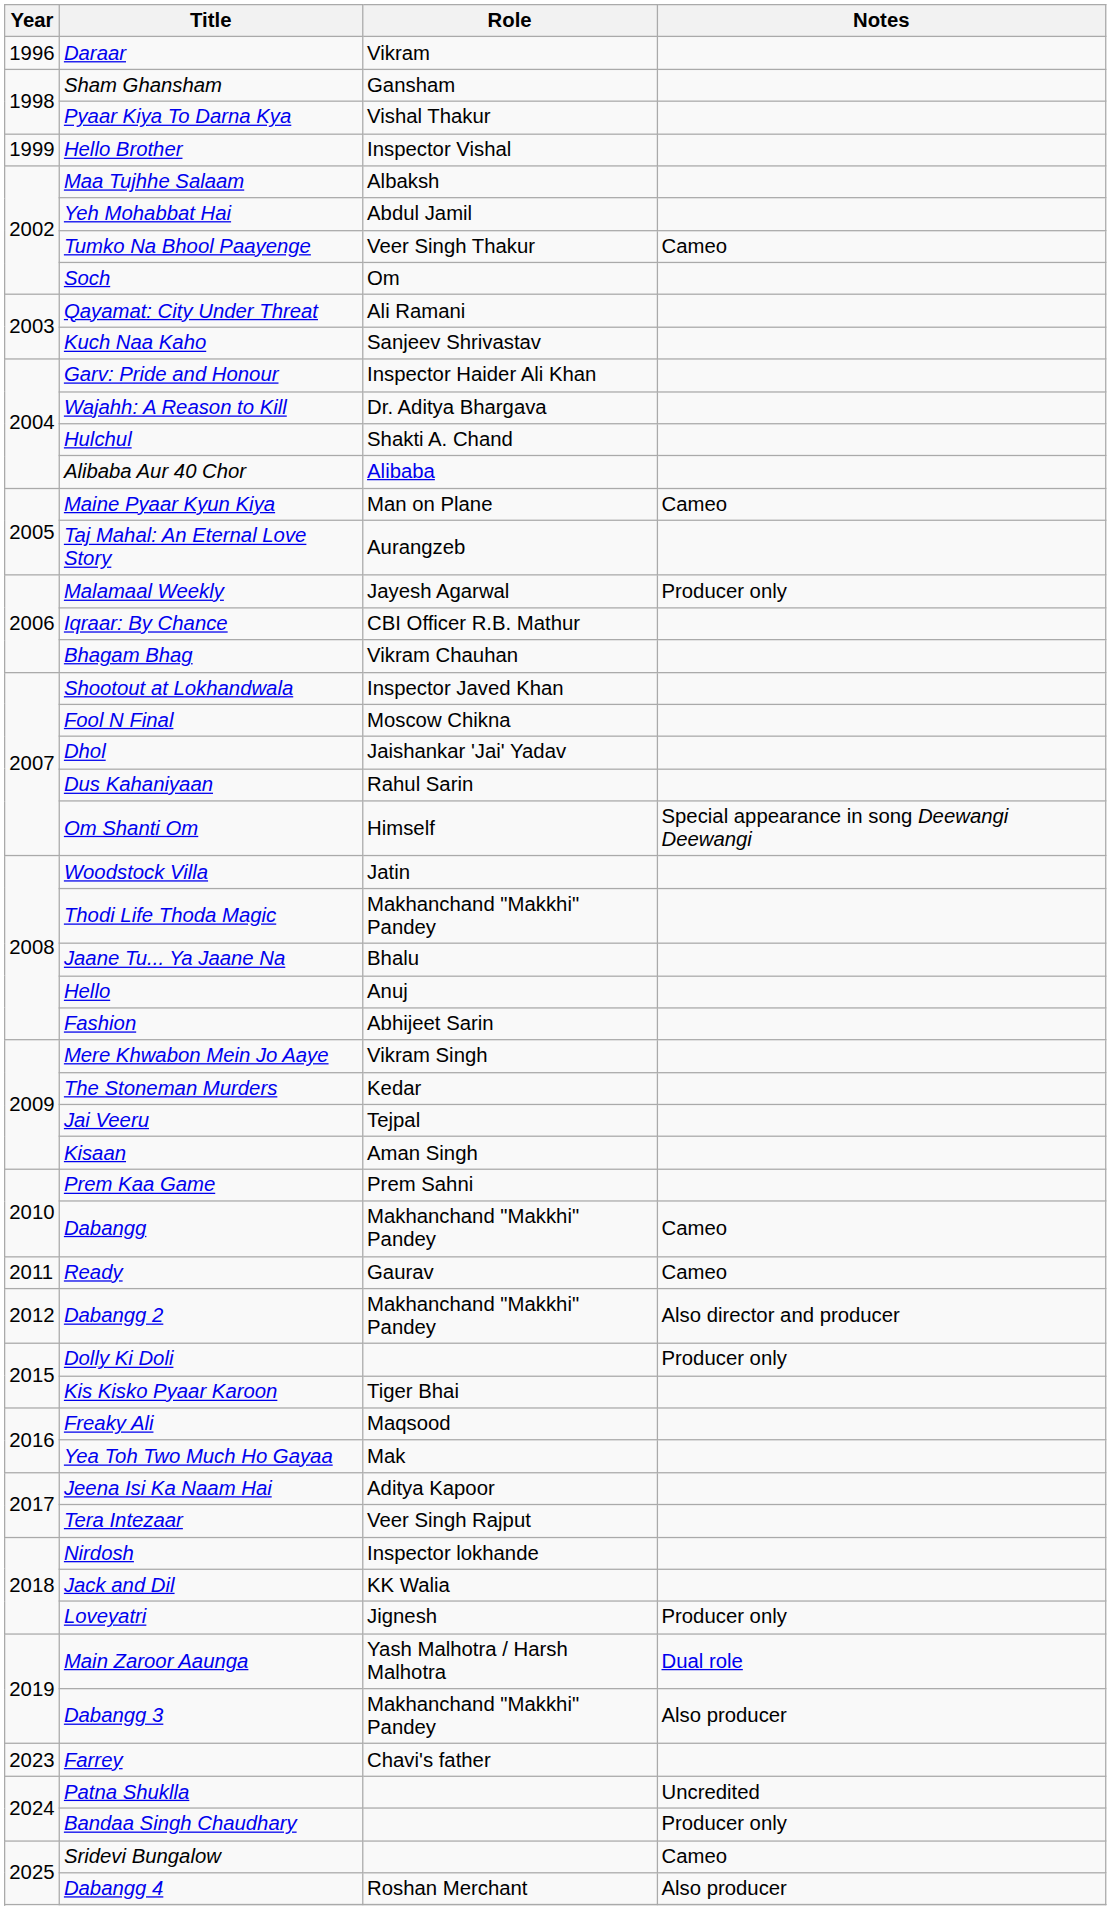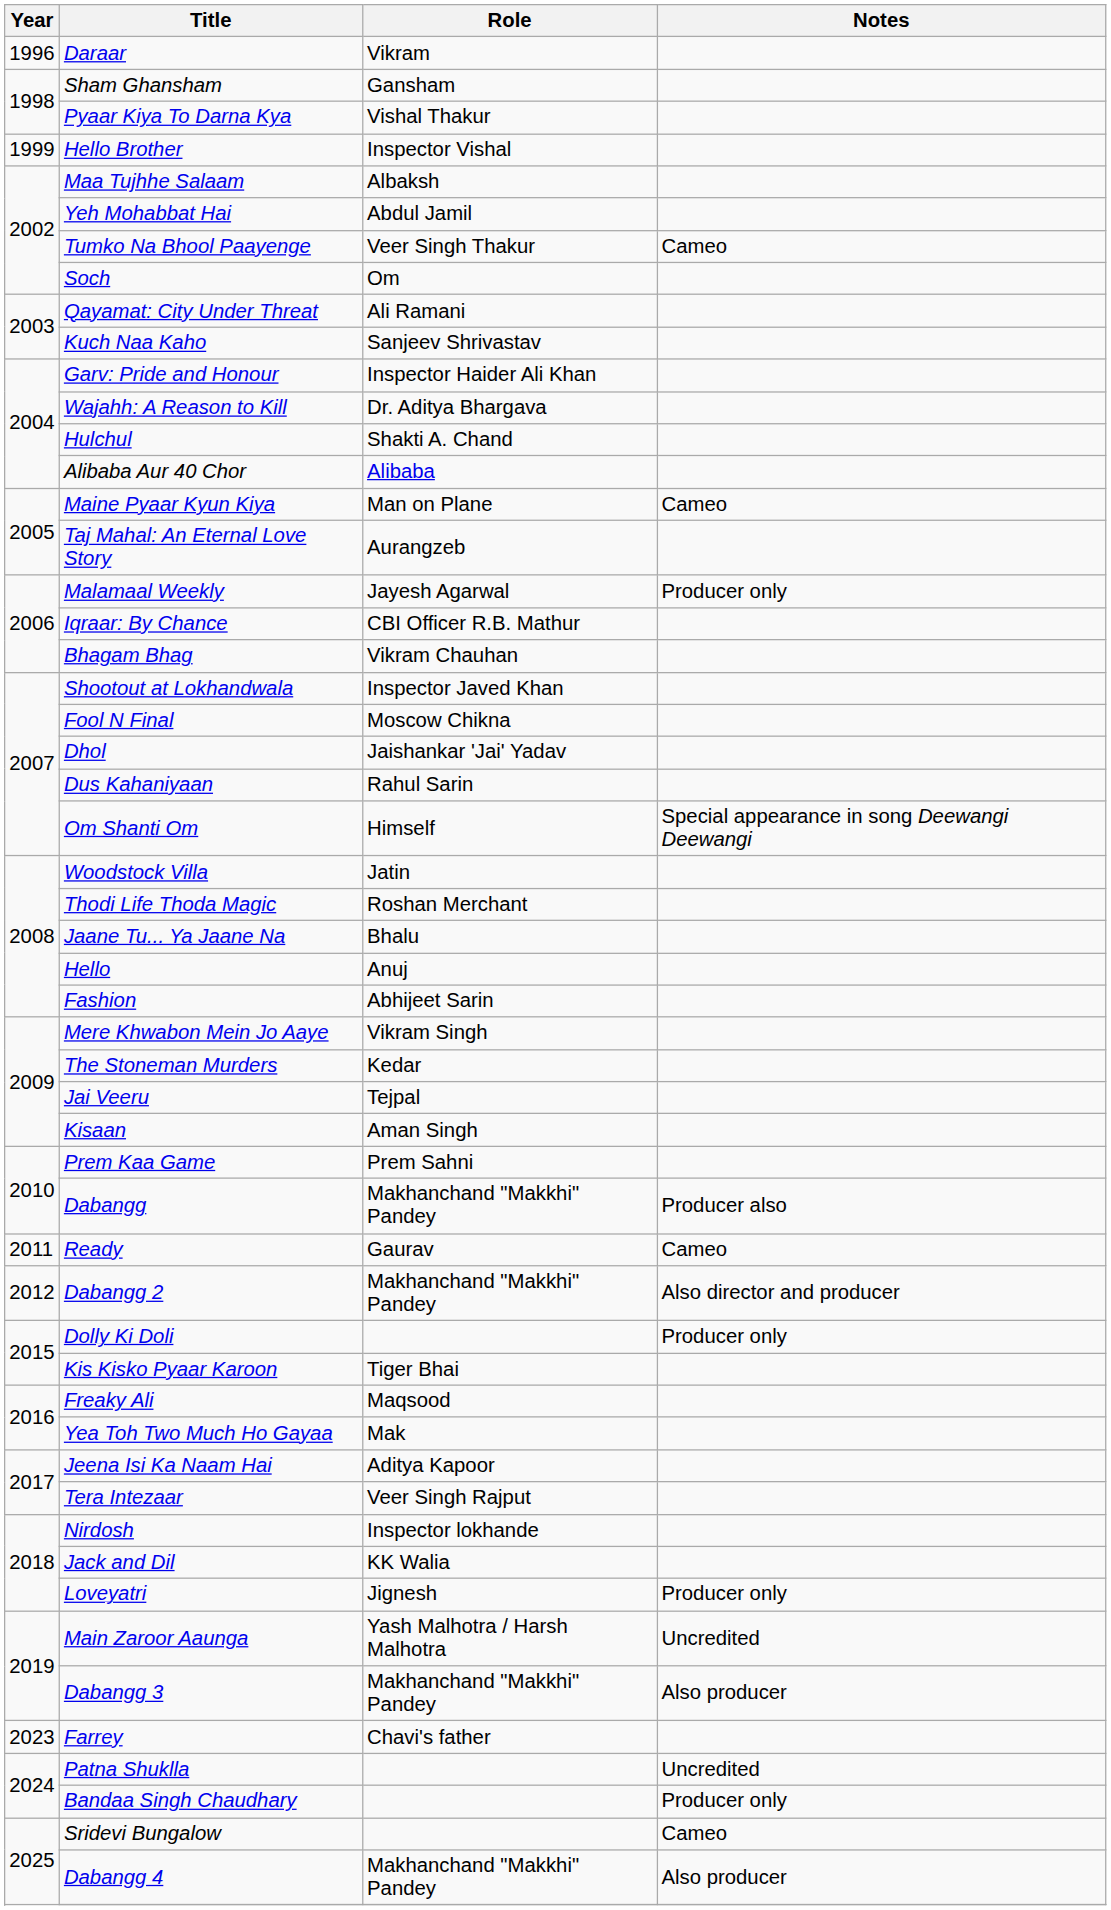(473, 915) Makhanchand "Makkhi" Pandey -> (447, 904) Roshan Merchant
(694, 1228) Cameo -> (724, 1205) Producer also
(702, 1660) Dual role -> (711, 1638) Uncredited
(447, 1888) Roshan Merchant -> (473, 1877) Makhanchand "Makkhi" Pandey
